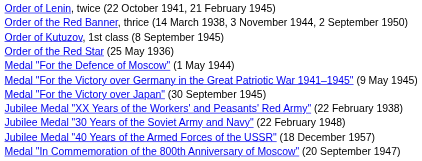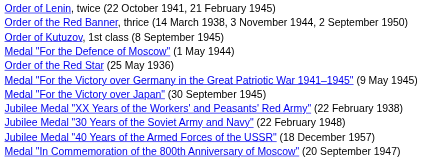rows swapped: (89, 51) <-> (120, 66)
